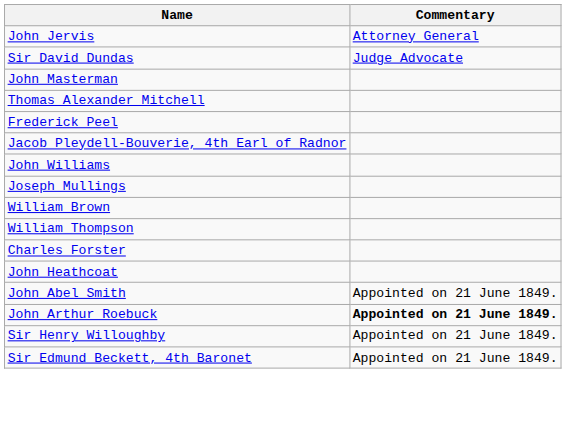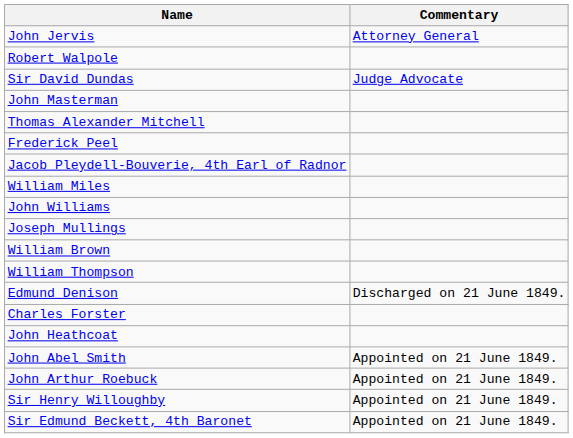+ row: (63, 58)
+ row: (59, 186)
+ row: (63, 293)
(455, 315) bold -> (455, 379) normal
